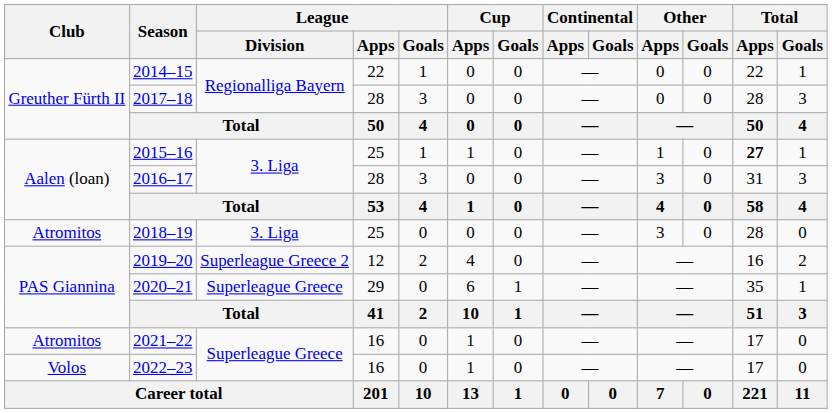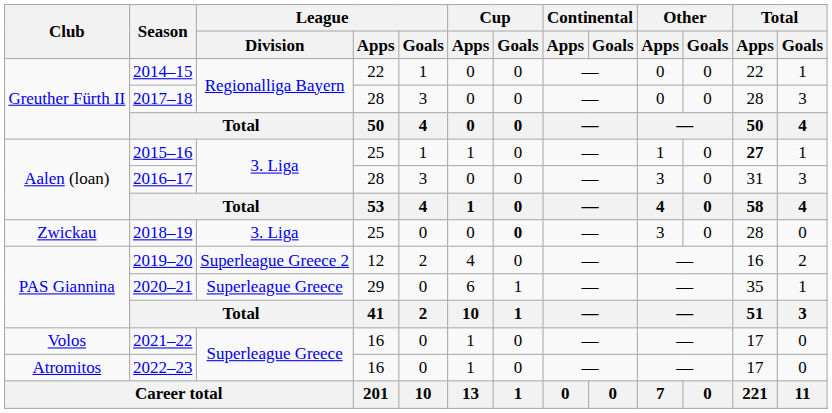(67, 233) Atromitos -> (67, 233) Zwickau
(518, 233) normal -> (518, 233) bold
(67, 340) Atromitos -> (67, 340) Volos
(67, 367) Volos -> (67, 367) Atromitos
